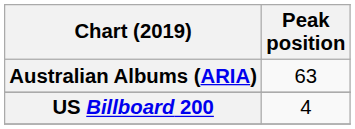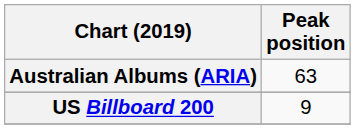(306, 107) 4 -> (306, 107) 9
